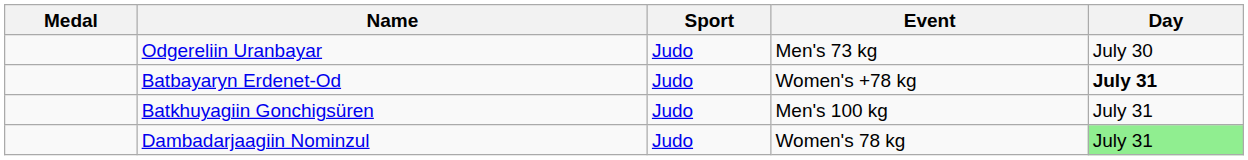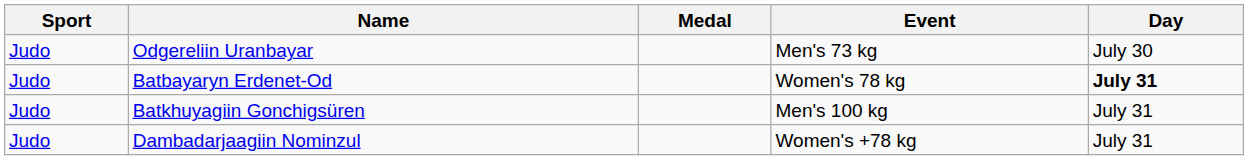columns swapped: (71, 20) <-> (709, 20)
(846, 80) Women's +78 kg -> (840, 80) Women's 78 kg
(840, 140) Women's 78 kg -> (846, 140) Women's +78 kg
(1123, 140) lightgreen background -> (1123, 140) no background
